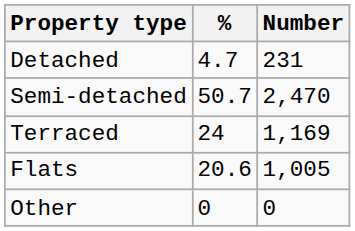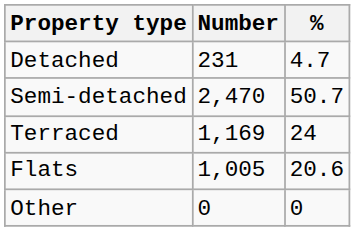columns swapped: (303, 23) <-> (225, 23)
